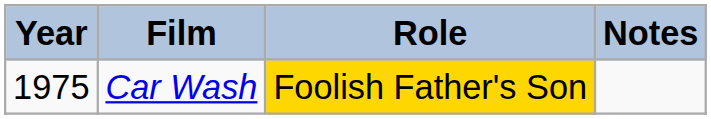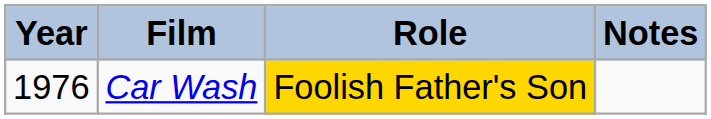(51, 87) 1975 -> (51, 87) 1976
